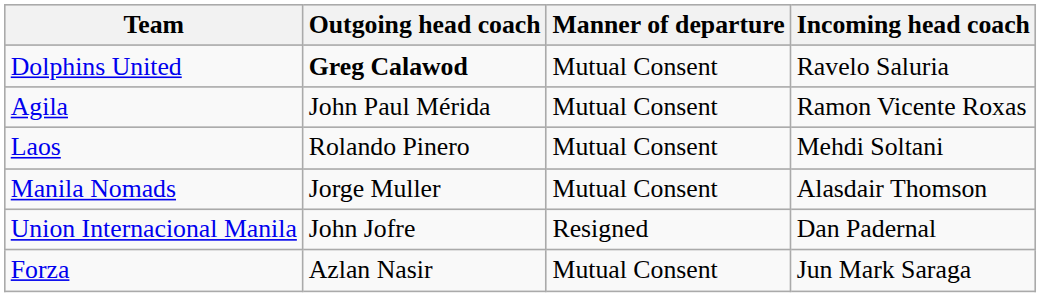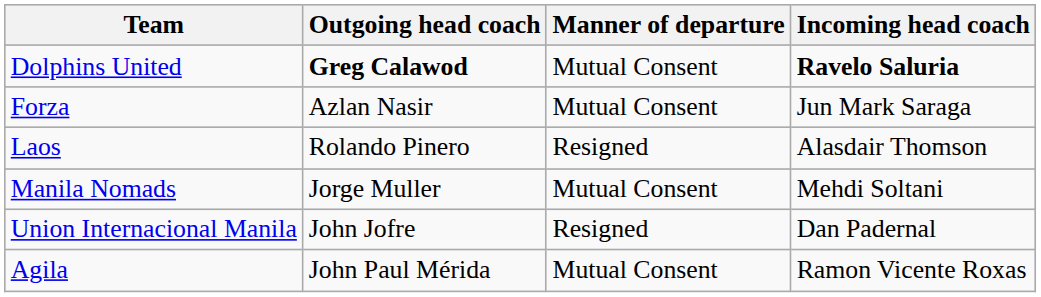(873, 65) normal -> (878, 65) bold
rows swapped: (40, 270) <-> (39, 106)
(635, 147) Mutual Consent -> (600, 147) Resigned
(870, 147) Mehdi Soltani -> (892, 147) Alasdair Thomson
(892, 188) Alasdair Thomson -> (870, 188) Mehdi Soltani
